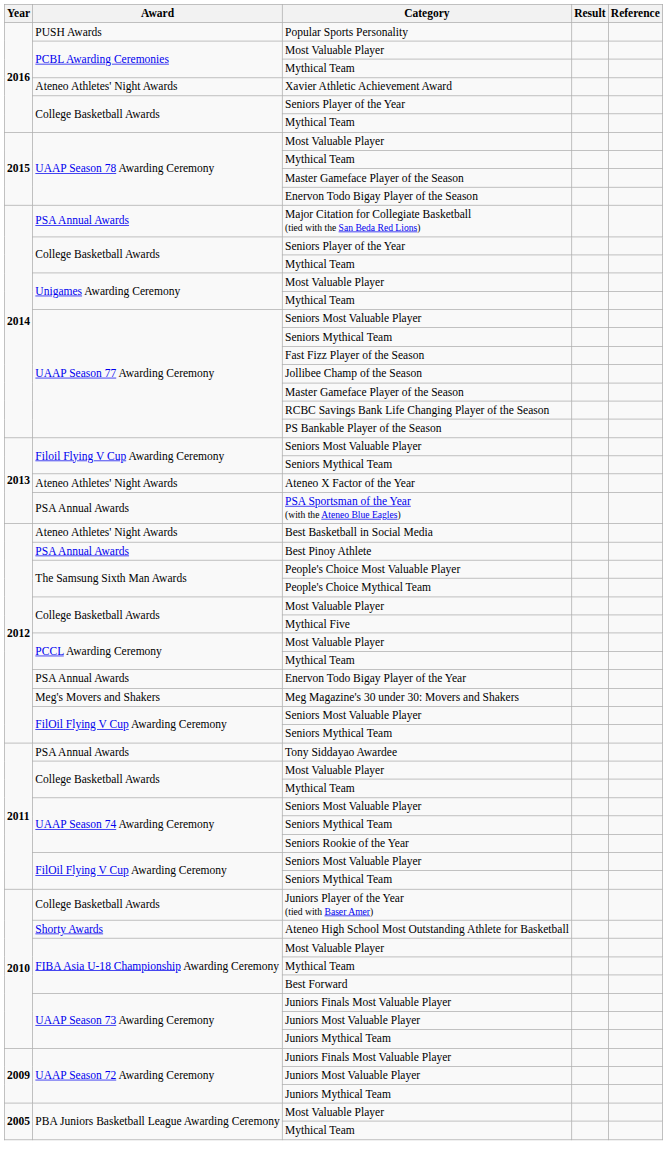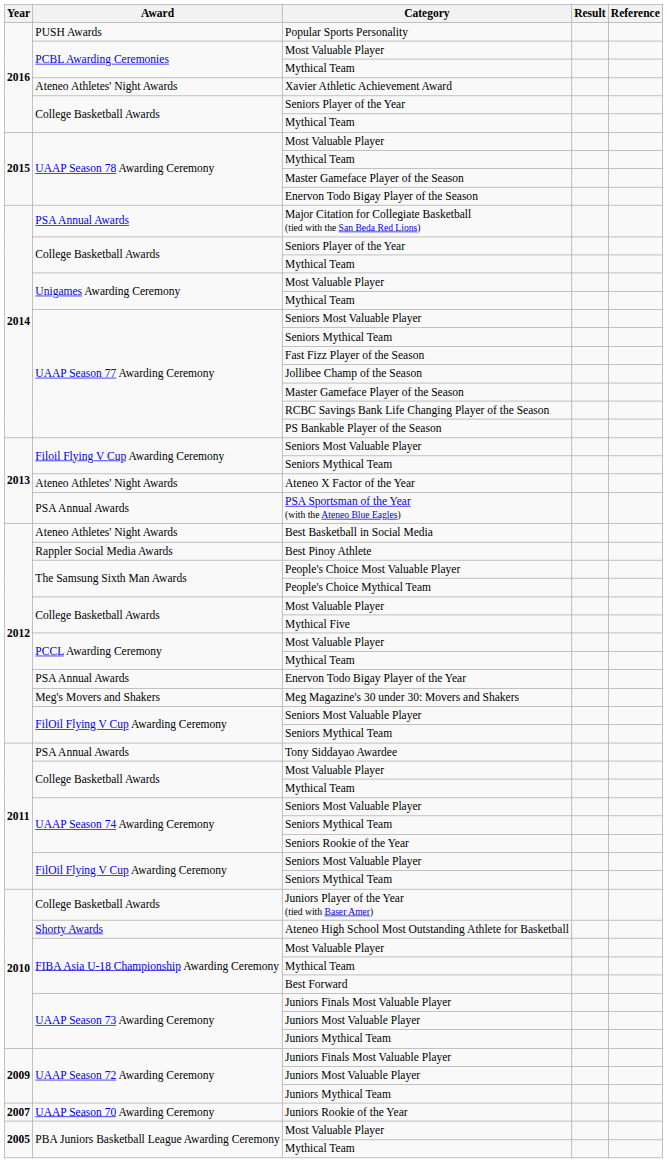(82, 551) PSA Annual Awards -> (104, 551) Rappler Social Media Awards
+ row: (19, 1112)
